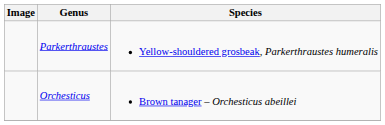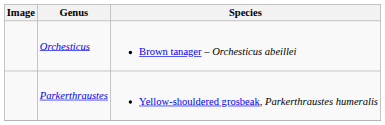rows swapped: (65, 95) <-> (74, 46)
